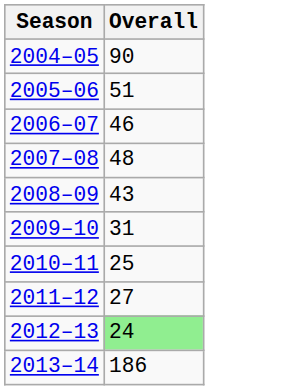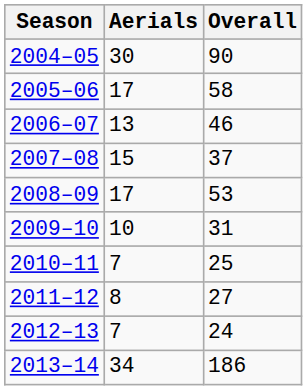+ column: (153, 22)
(122, 91) 51 -> (221, 91) 58
(122, 160) 48 -> (221, 160) 37
(122, 195) 43 -> (221, 195) 53
(122, 333) lightgreen background -> (221, 333) no background
